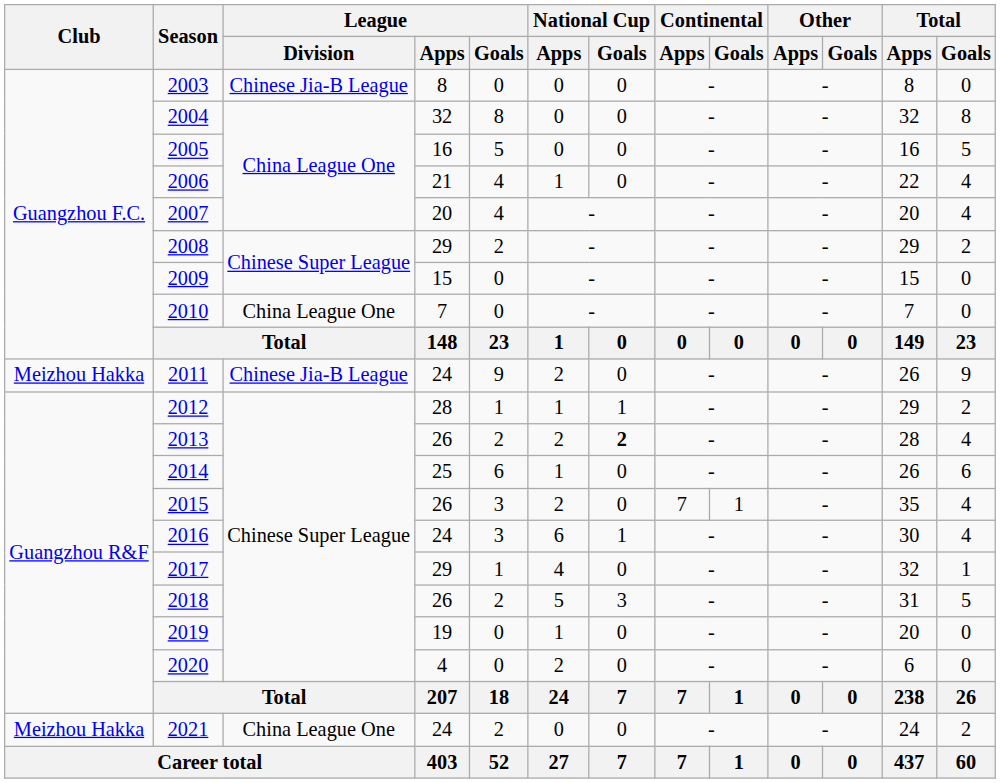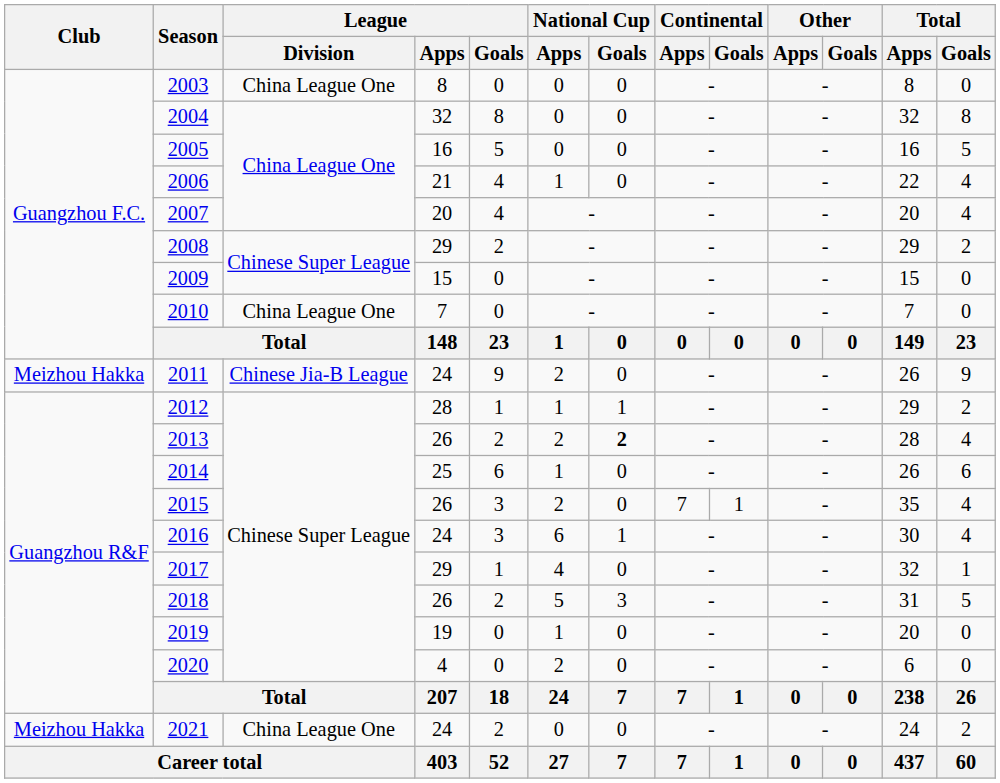(319, 85) Chinese Jia-B League -> (319, 85) China League One
